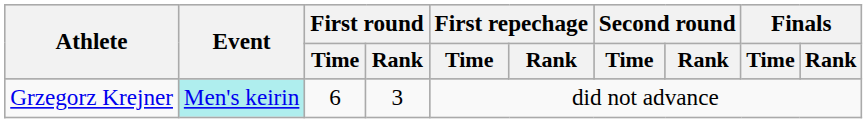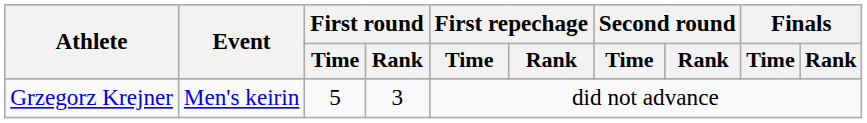(242, 98) paleturquoise background -> (242, 98) no background
(335, 98) 6 -> (335, 98) 5
